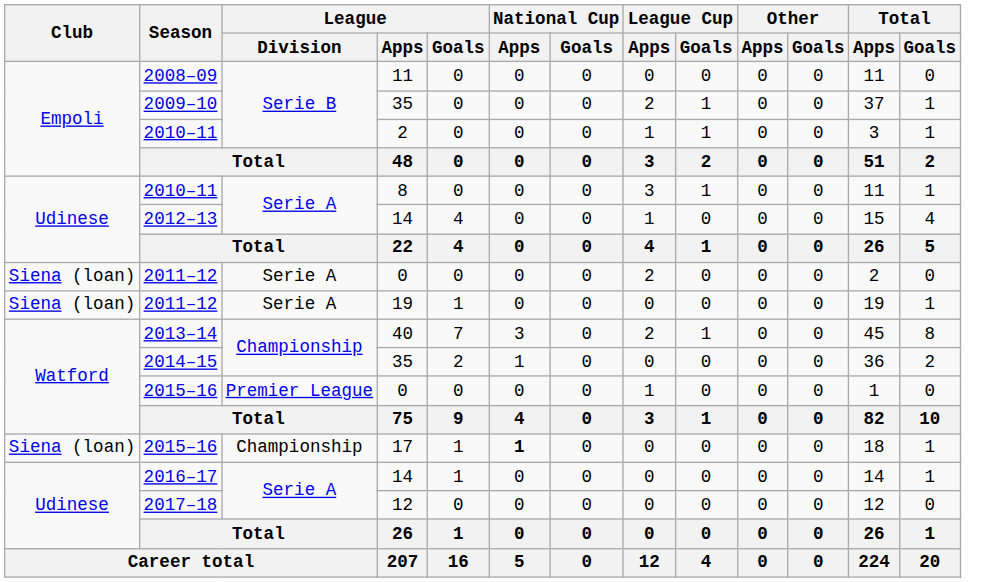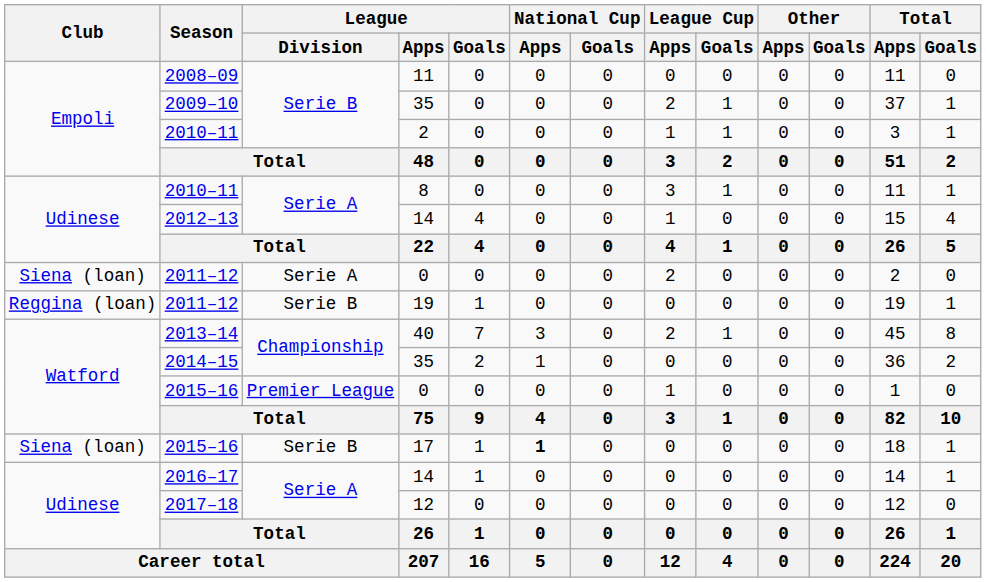(72, 305) Siena (loan) -> (83, 305) Reggina (loan)
(299, 305) Serie A -> (320, 305) Serie B
(299, 448) Championship -> (320, 448) Serie B
